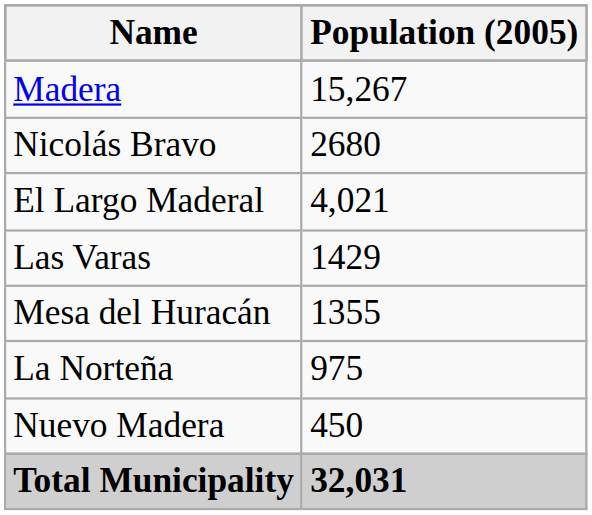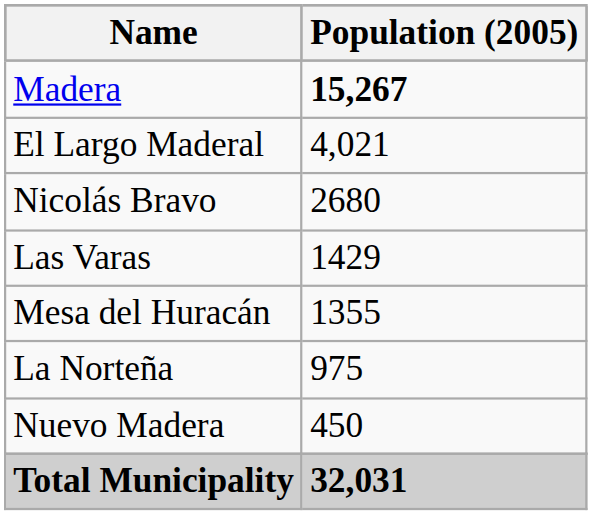(359, 88) normal -> (359, 88) bold
rows swapped: (139, 200) <-> (115, 144)
